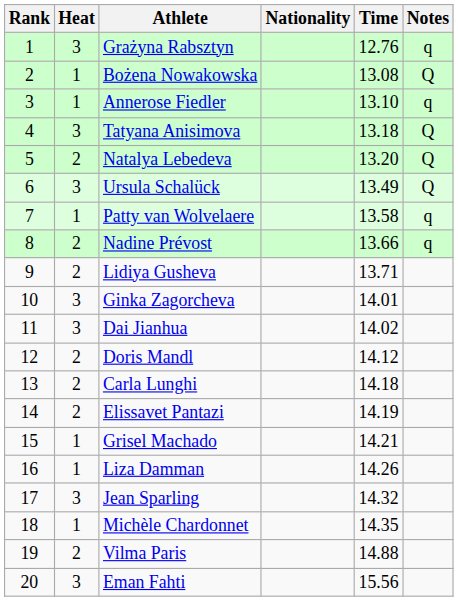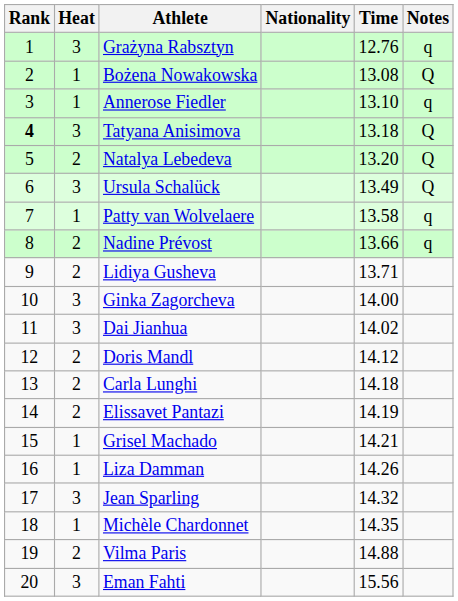(29, 131) normal -> (29, 131) bold
(379, 300) 14.01 -> (379, 300) 14.00
